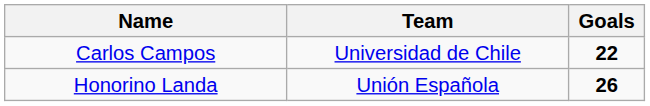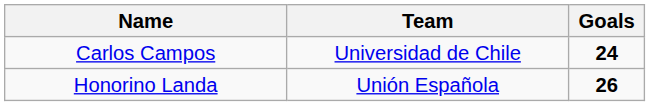(607, 53) 22 -> (607, 53) 24
